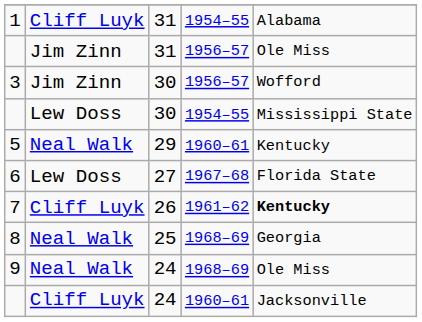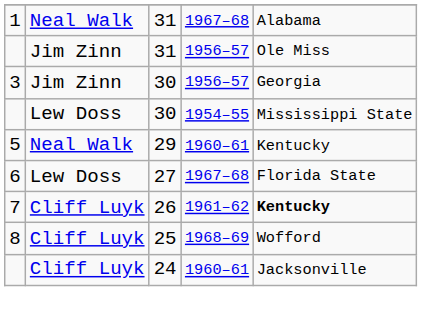(87, 20) Cliff Luyk -> (81, 20) Neal Walk
(217, 20) 1954–55 -> (217, 20) 1967–68
(289, 83) Wofford -> (289, 83) Georgia
(81, 238) Neal Walk -> (87, 238) Cliff Luyk
(289, 238) Georgia -> (289, 238) Wofford
- row: (15, 269)
